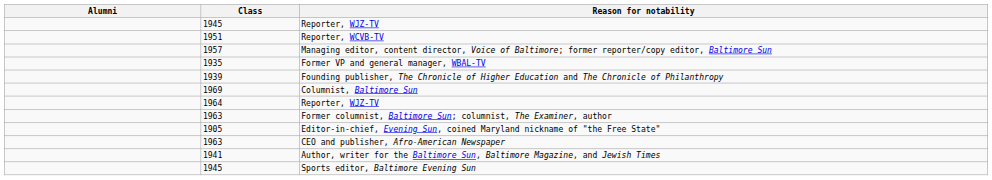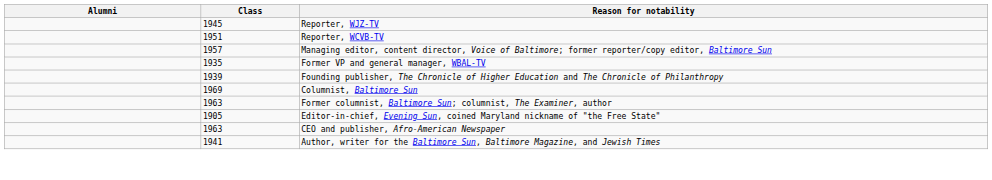- row: (213, 103)
- row: (213, 169)
